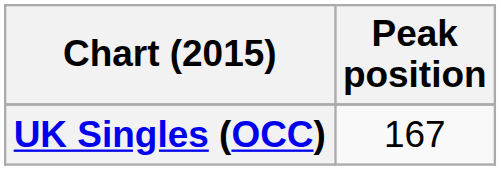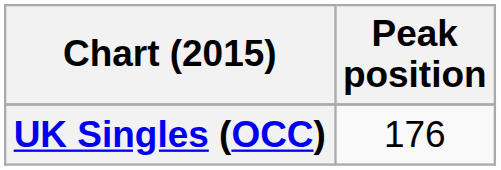(415, 134) 167 -> (415, 134) 176
